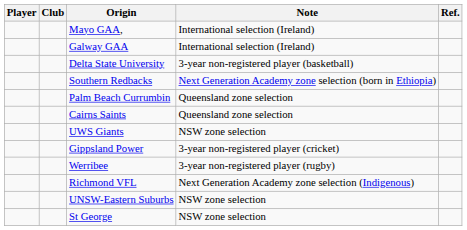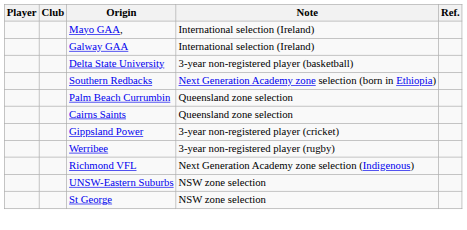- row: (96, 132)
